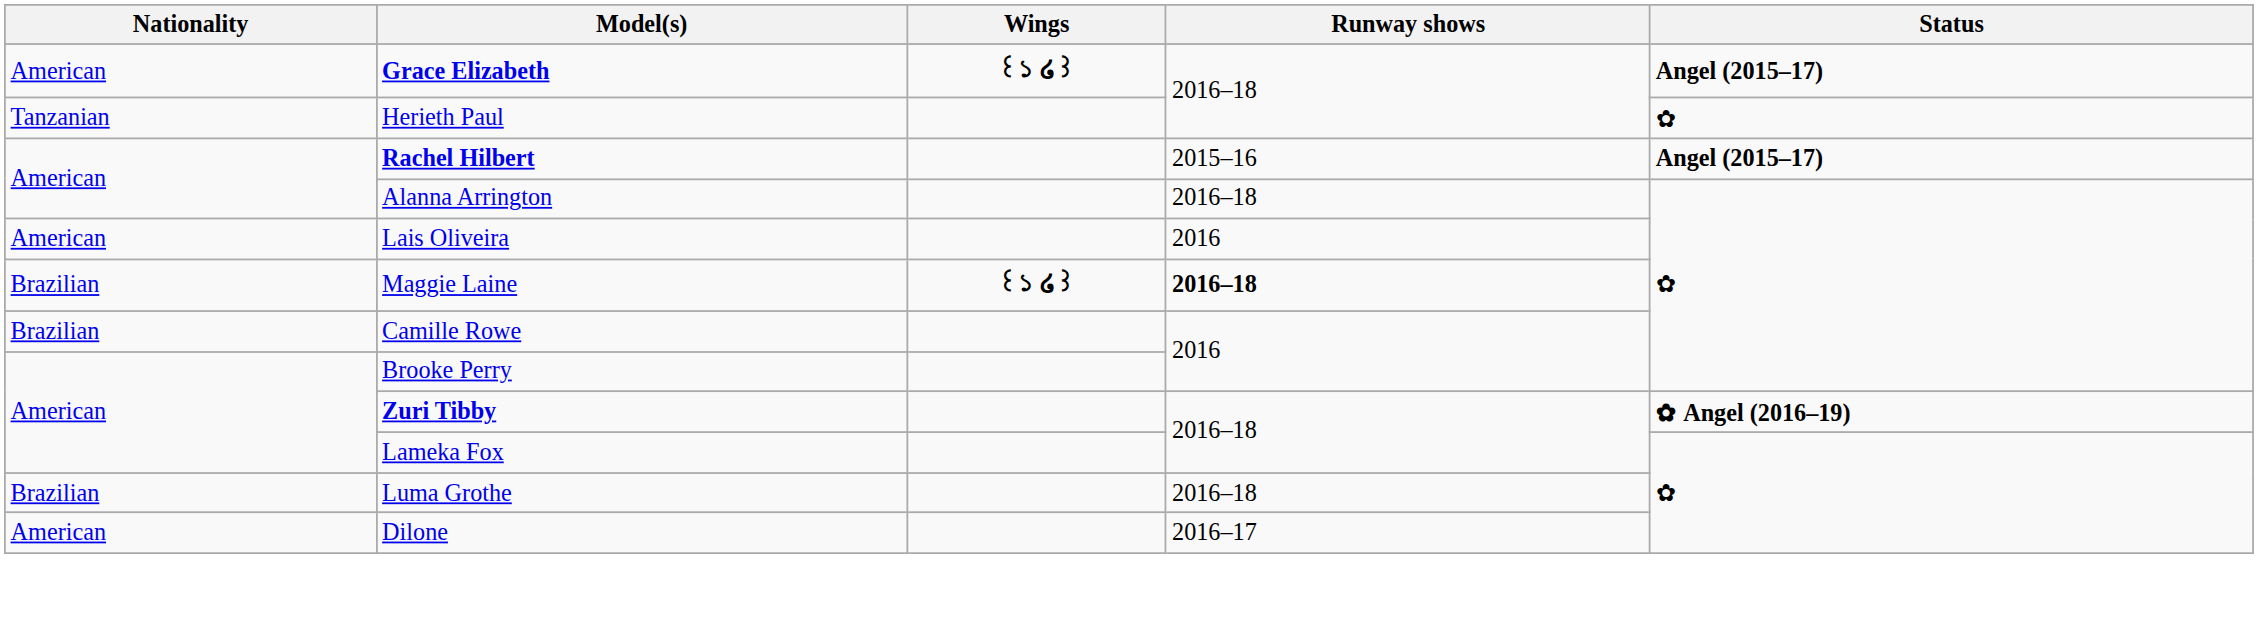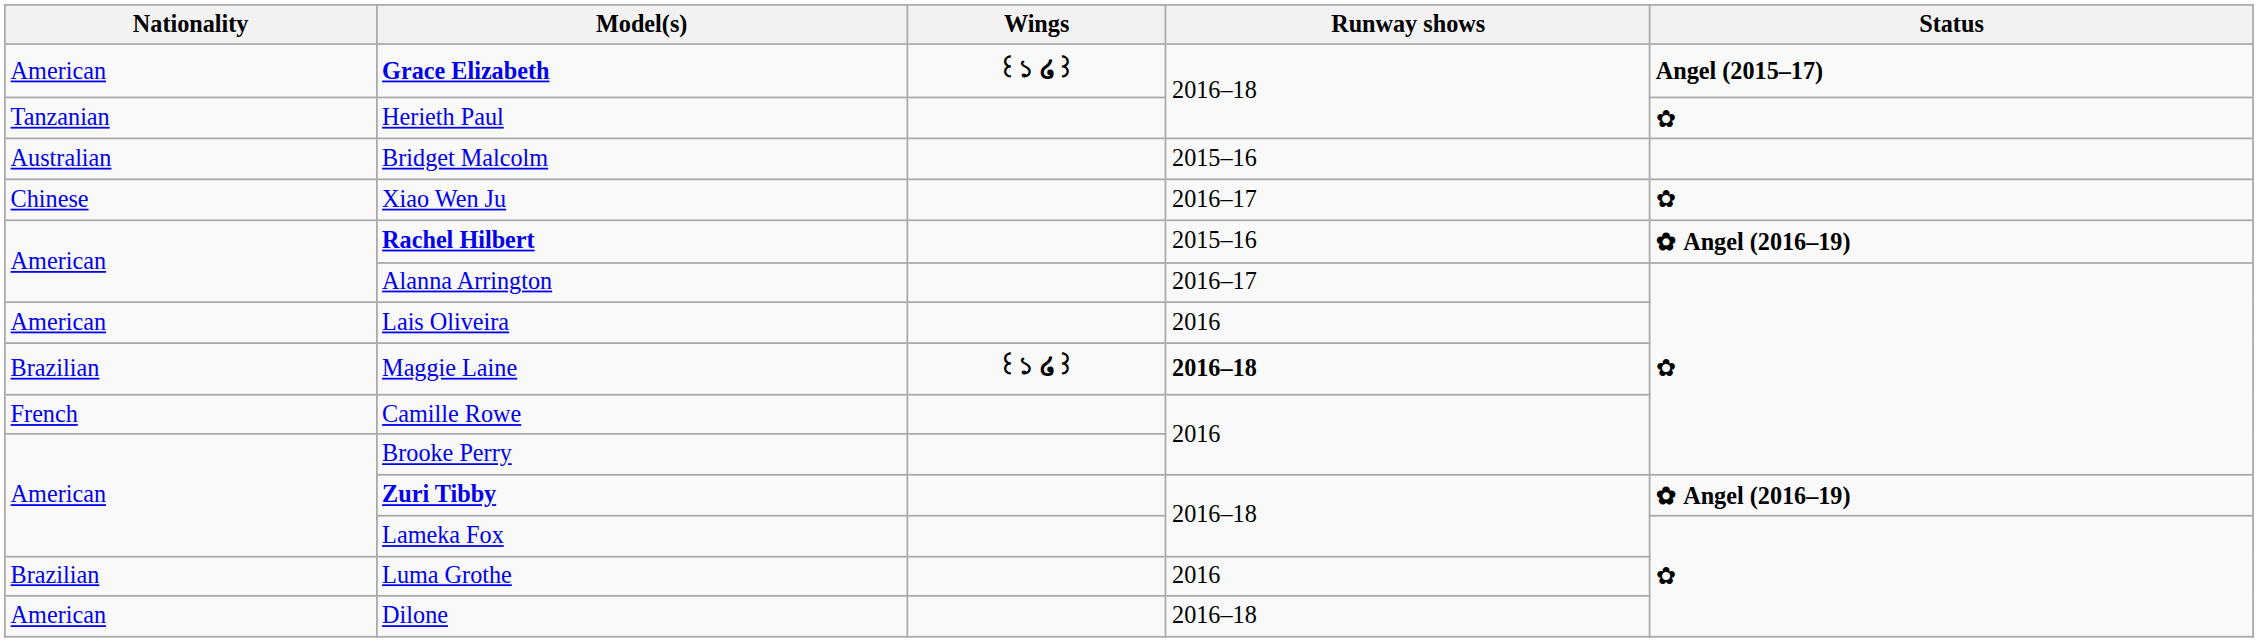+ row: (465, 158)
+ row: (444, 198)
(1739, 158) Angel (2015–17) -> (1753, 241) ✿ Angel (2016–19)
(1214, 198) 2016–18 -> (1214, 281) 2016–17
(55, 330) Brazilian -> (44, 413) French
(1214, 491) 2016–18 -> (1196, 575) 2016
(1214, 531) 2016–17 -> (1214, 615) 2016–18
